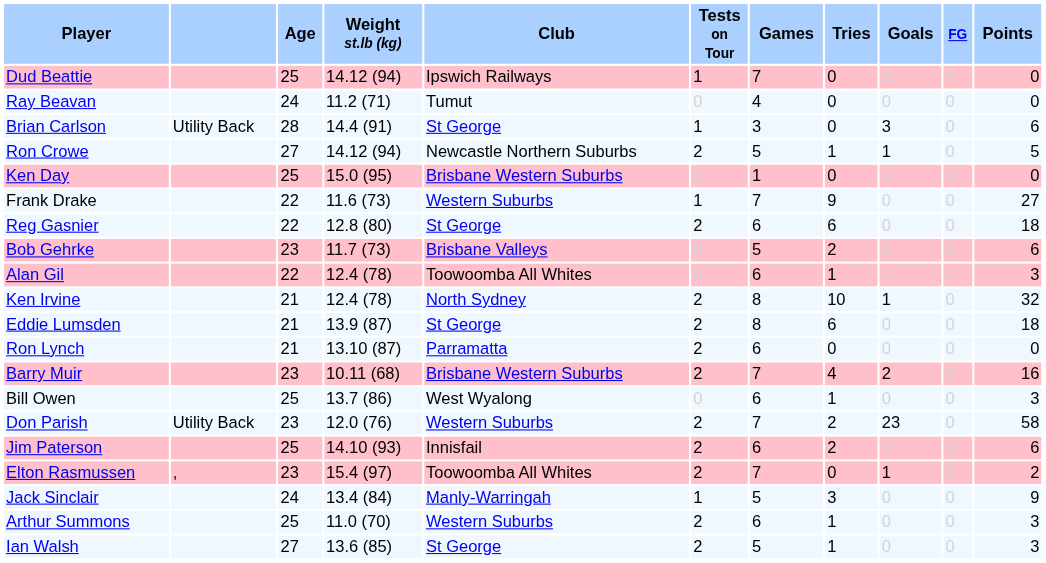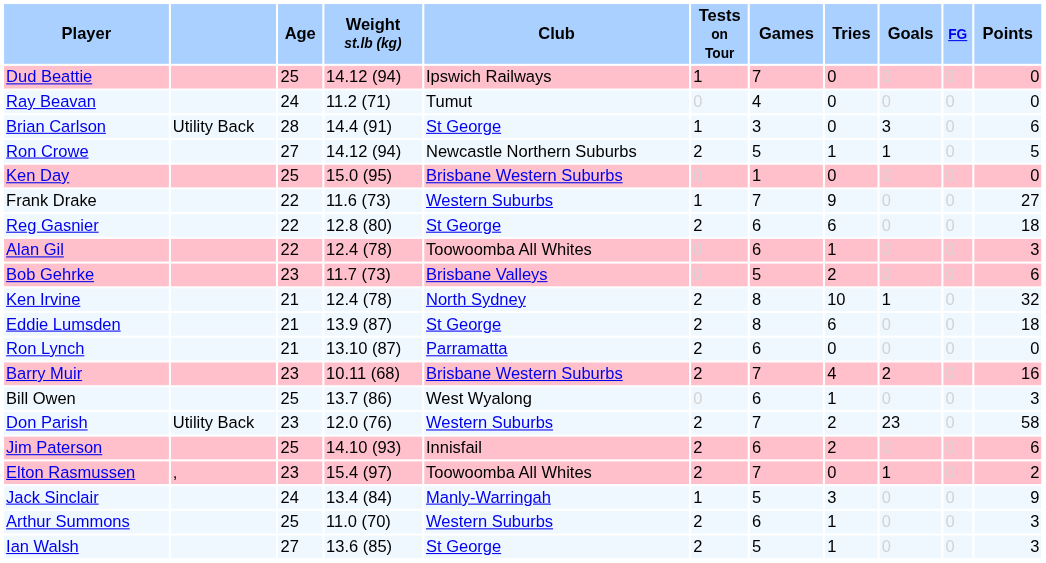rows swapped: (50, 250) <-> (35, 274)
